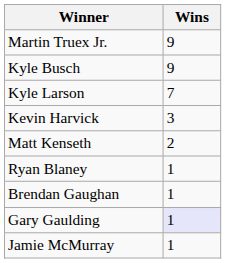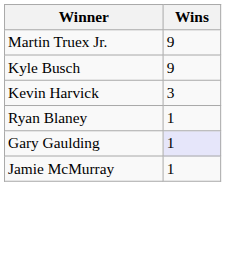- row: (46, 93)
- row: (50, 143)
- row: (64, 194)
